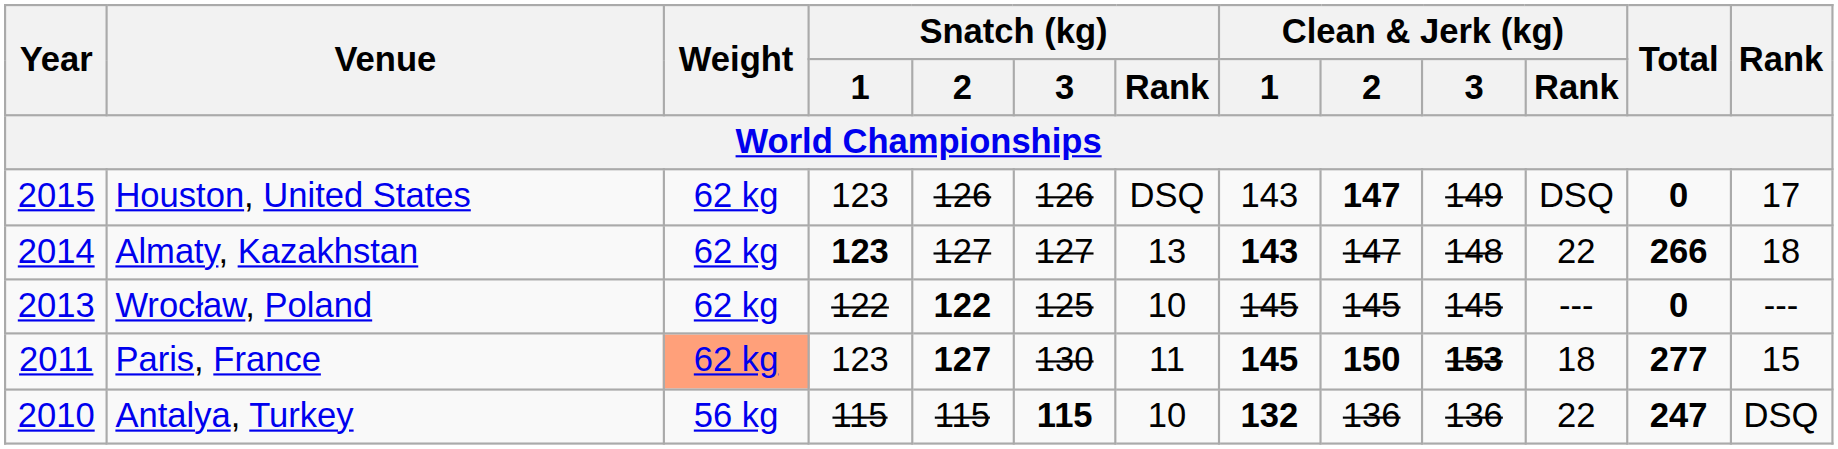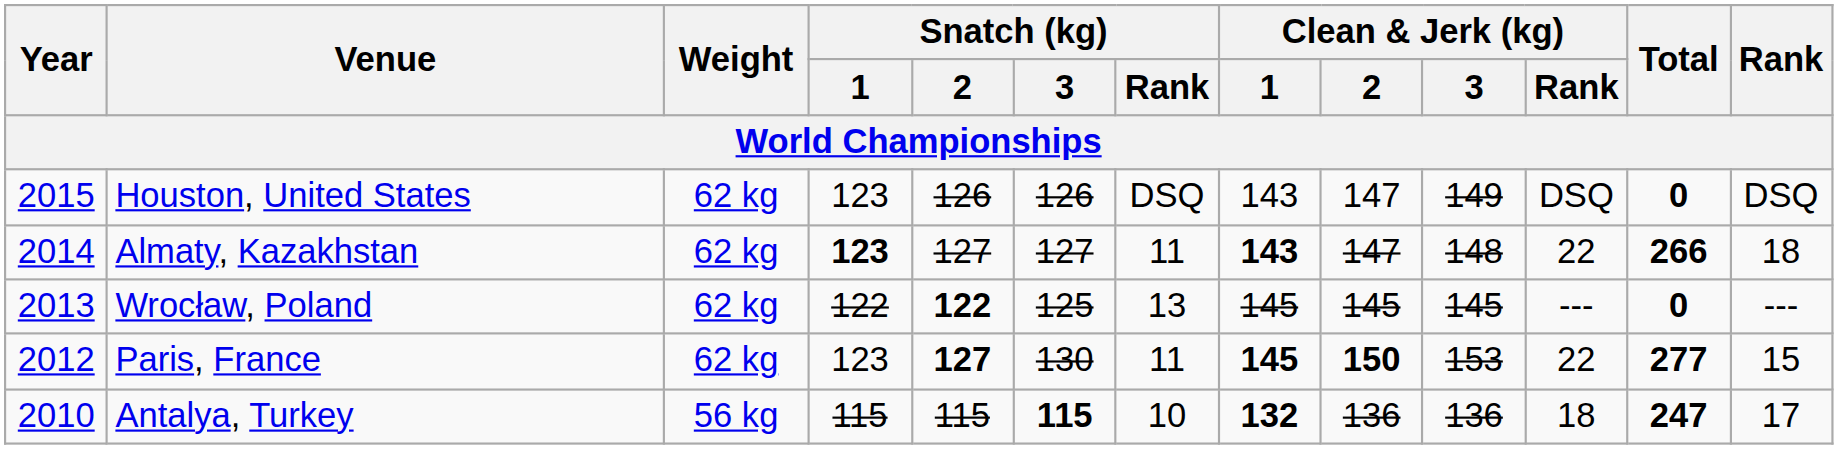(1372, 196) bold -> (1372, 196) normal
(1781, 196) 17 -> (1781, 196) DSQ
(1167, 251) 13 -> (1167, 251) 11
(1167, 305) 10 -> (1167, 305) 13
(56, 360) 2011 -> (56, 360) 2012
(736, 360) lightsalmon background -> (736, 360) no background
(1474, 360) bold -> (1474, 360) normal
(1576, 360) 18 -> (1576, 360) 22
(1576, 415) 22 -> (1576, 415) 18
(1781, 415) DSQ -> (1781, 415) 17
